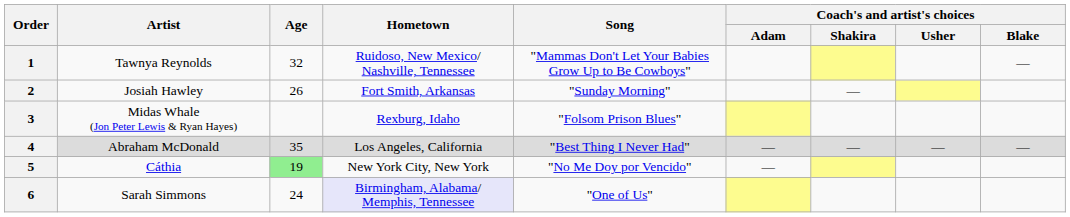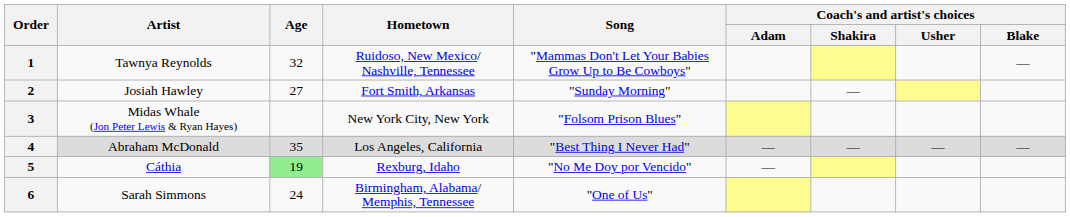(296, 90) 26 -> (296, 90) 27
(418, 118) Rexburg, Idaho -> (418, 118) New York City, New York
(418, 167) New York City, New York -> (418, 167) Rexburg, Idaho
(418, 195) lavender background -> (418, 195) no background
